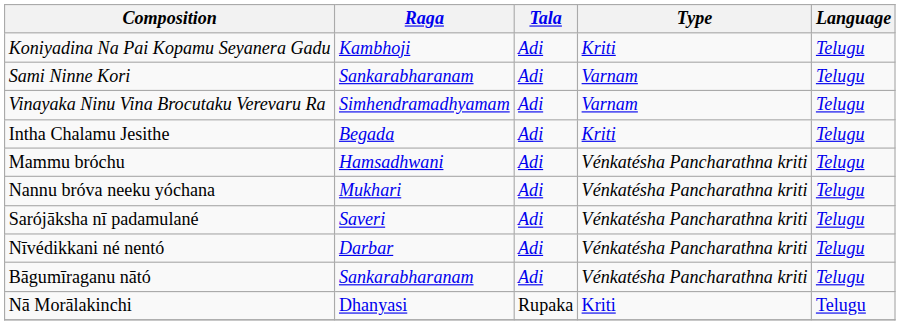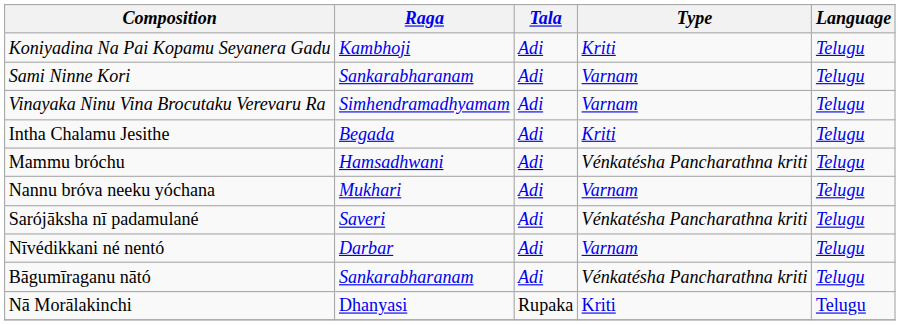(695, 190) Vénkatésha Pancharathna kriti -> (610, 190) Varnam
(695, 248) Vénkatésha Pancharathna kriti -> (610, 248) Varnam
